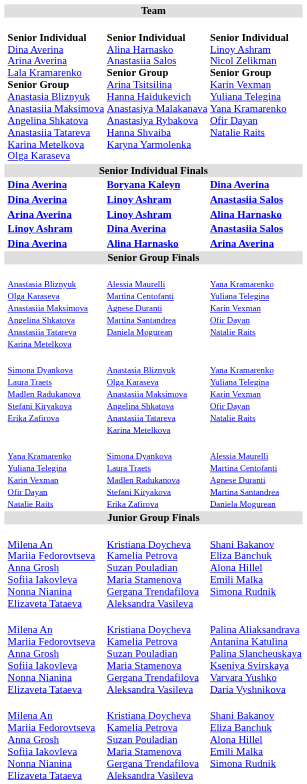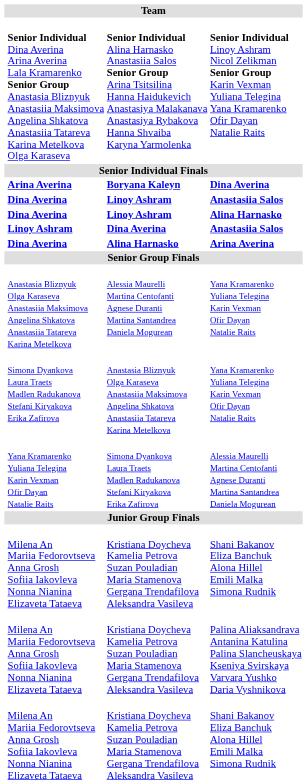(37, 185) Dina Averina -> (40, 185) Arina Averina
(40, 214) Arina Averina -> (37, 214) Dina Averina
